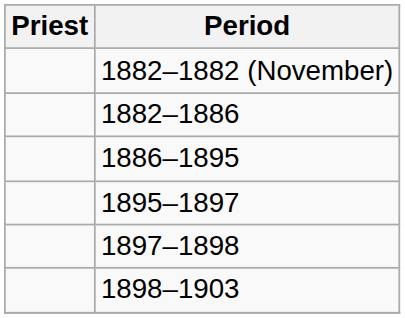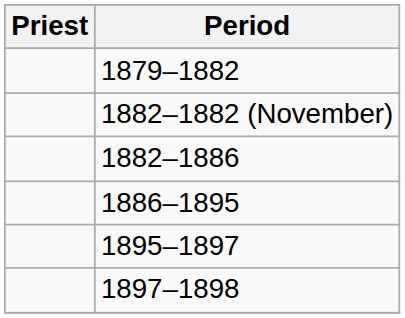+ row: (170, 70)
- row: (170, 289)
